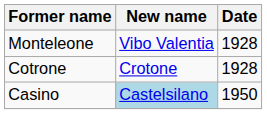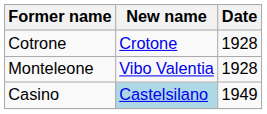rows swapped: (37, 69) <-> (51, 43)
(240, 95) 1950 -> (240, 95) 1949
